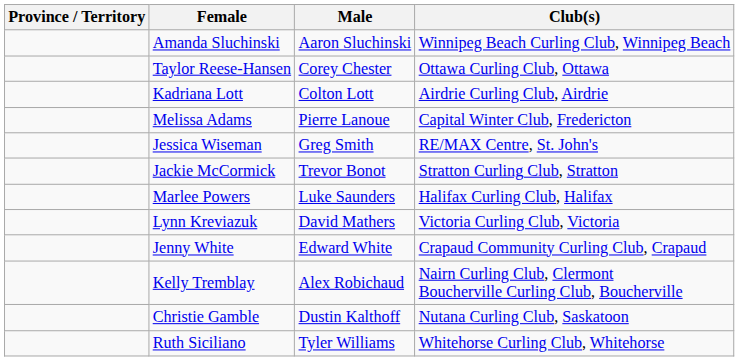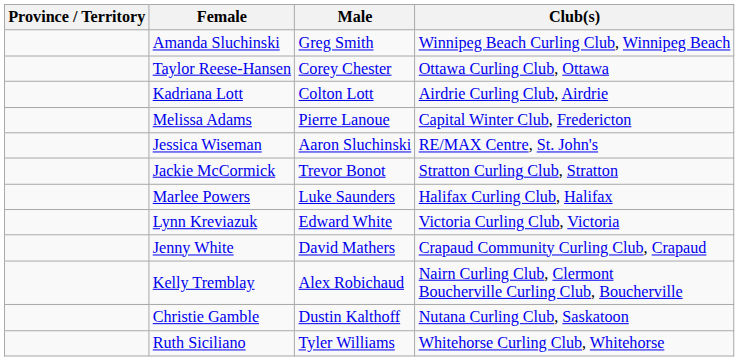(355, 42) Aaron Sluchinski -> (336, 42) Greg Smith
(336, 145) Greg Smith -> (355, 145) Aaron Sluchinski
(347, 222) David Mathers -> (345, 222) Edward White
(345, 247) Edward White -> (347, 247) David Mathers
